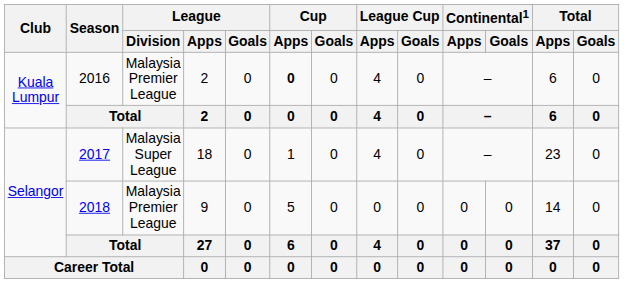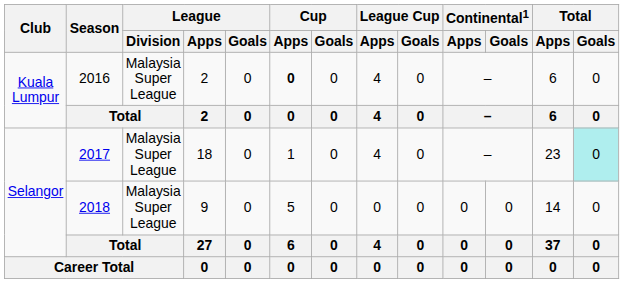(153, 79) Malaysia Premier League -> (153, 79) Malaysia Super League
(596, 154) no background -> (596, 154) paleturquoise background
(153, 207) Malaysia Premier League -> (153, 207) Malaysia Super League
